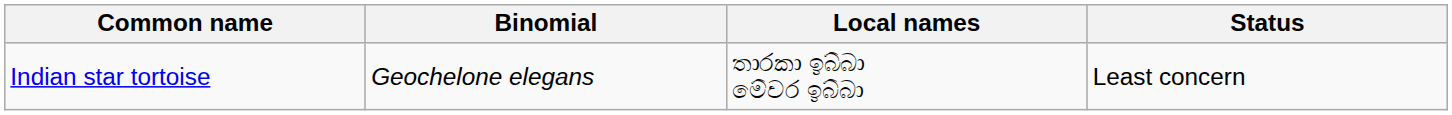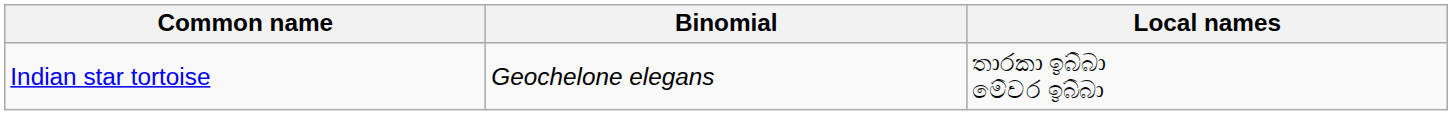- column: (1267, 23)
